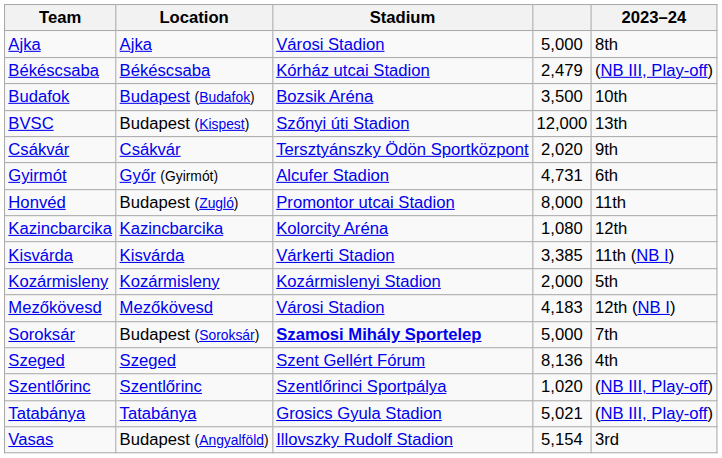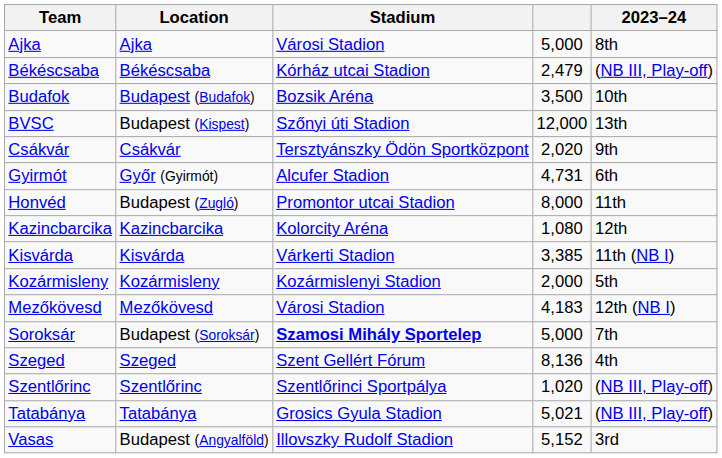(562, 439) 5,154 -> (562, 439) 5,152
